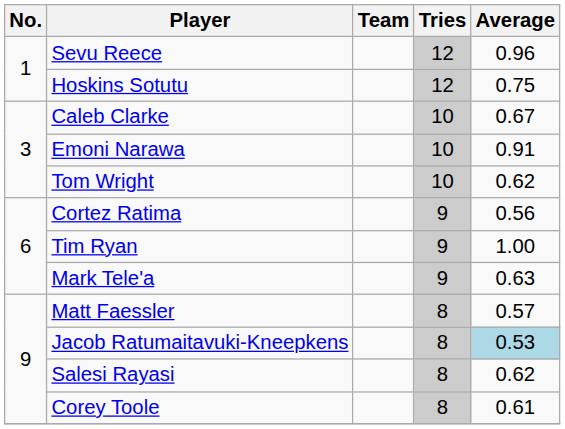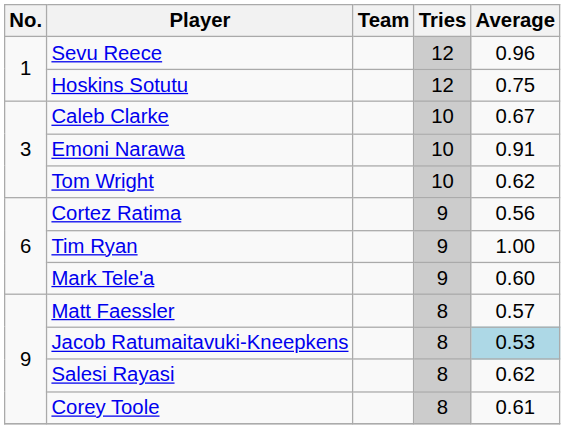(515, 278) 0.63 -> (515, 278) 0.60
